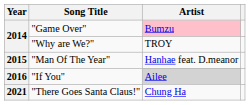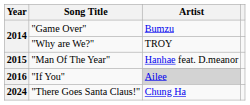(159, 28) pink background -> (159, 28) no background
(17, 92) 2021 -> (17, 92) 2024
